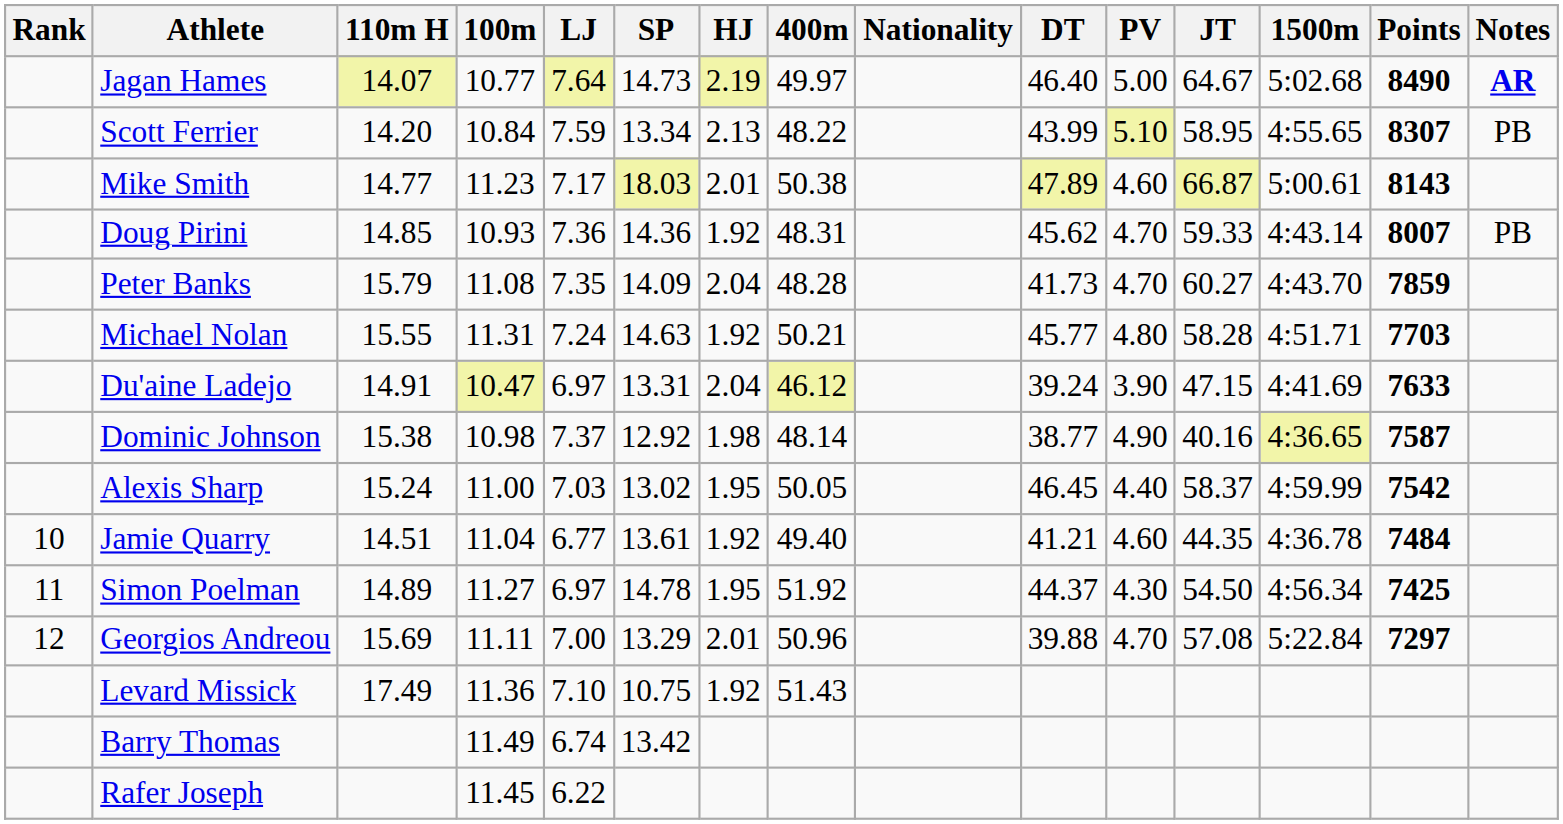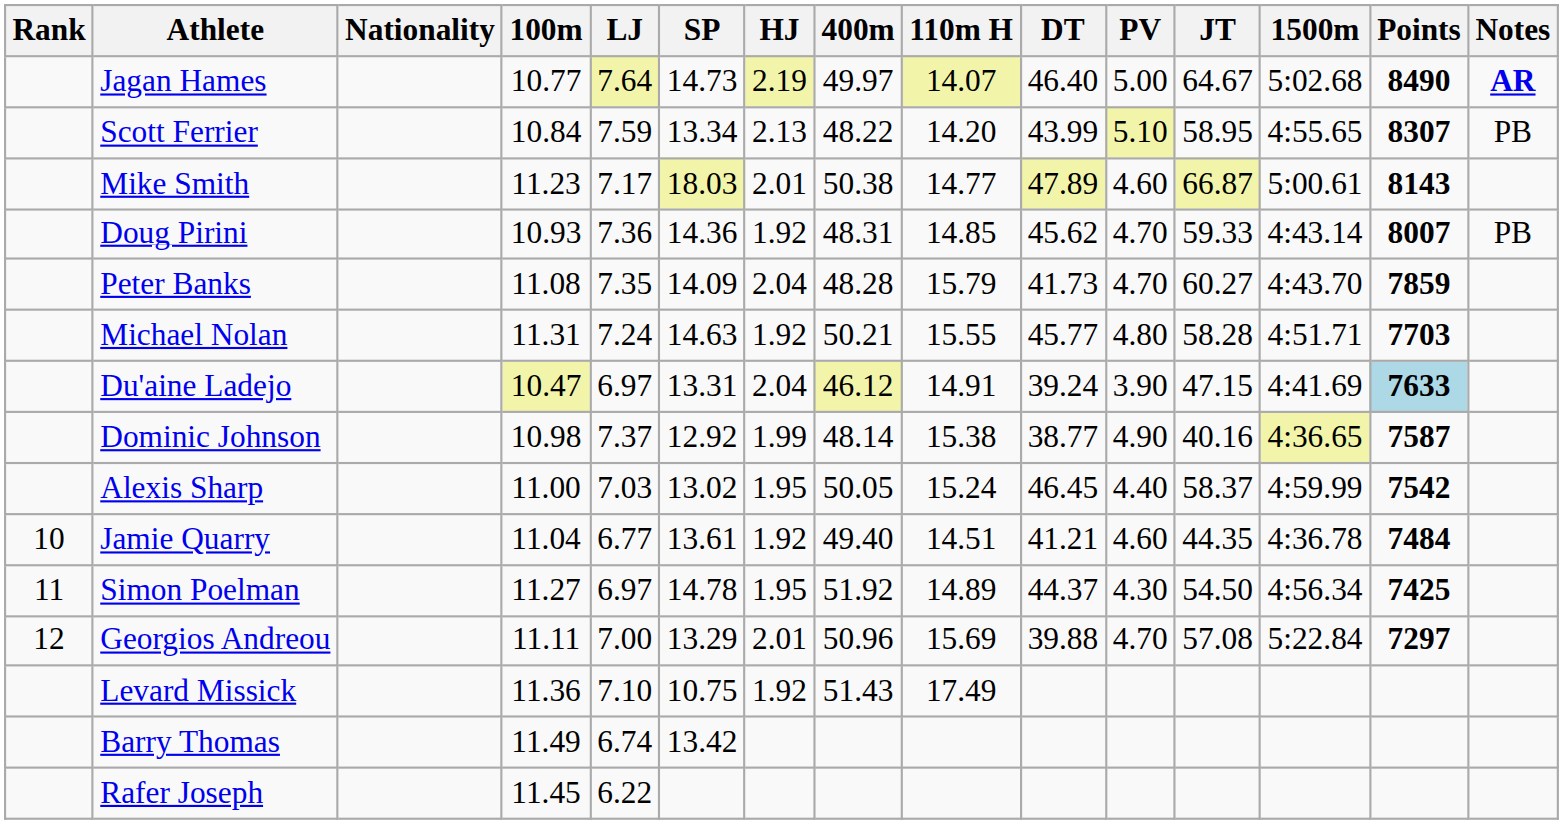columns swapped: (938, 29) <-> (397, 29)
(1419, 385) no background -> (1419, 385) lightblue background
(733, 436) 1.98 -> (779, 436) 1.99
